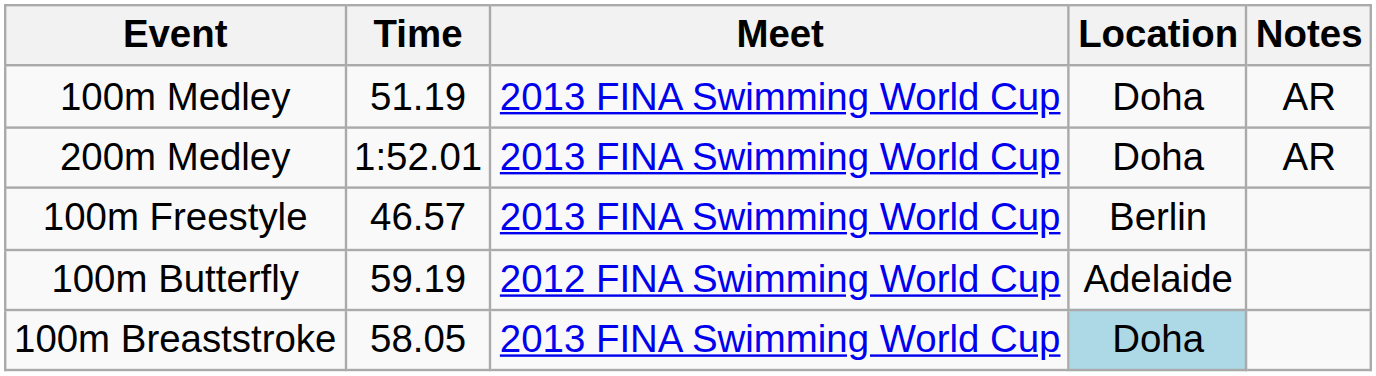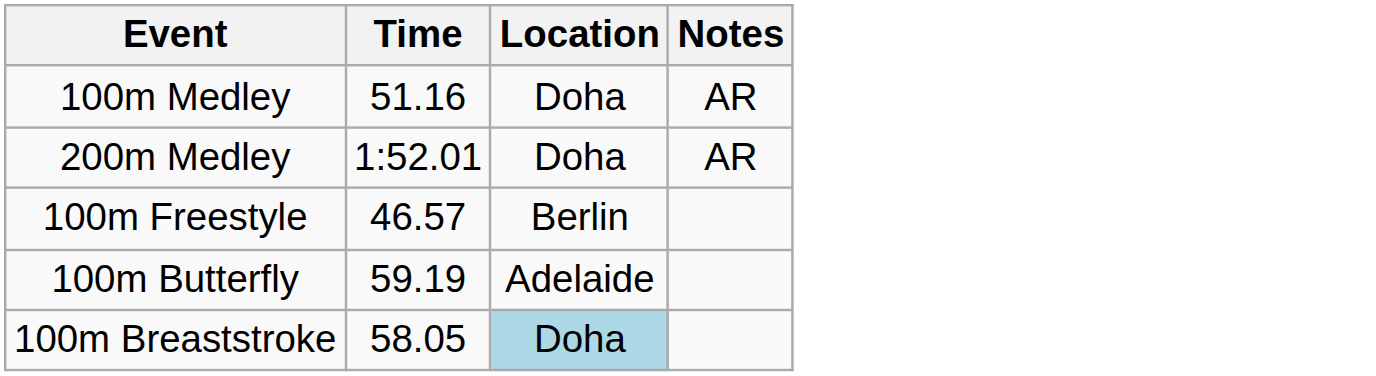- column: (780, 34)
(418, 95) 51.19 -> (418, 95) 51.16
